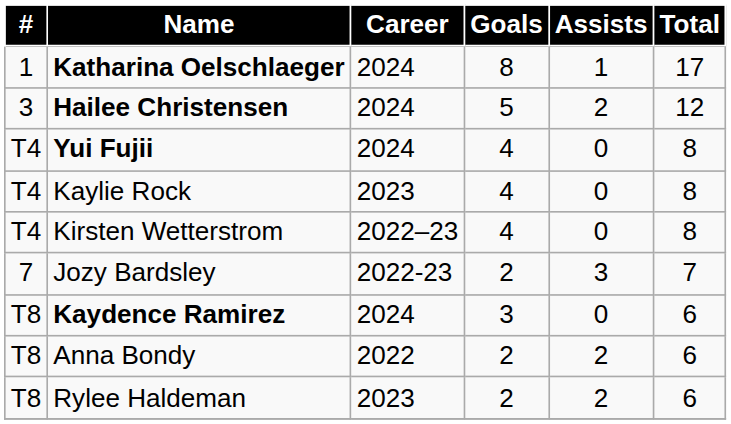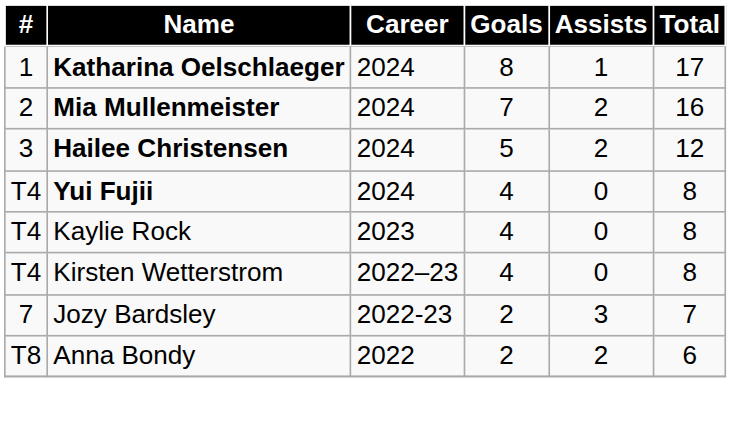+ row: (166, 107)
- row: (169, 314)
- row: (150, 397)
